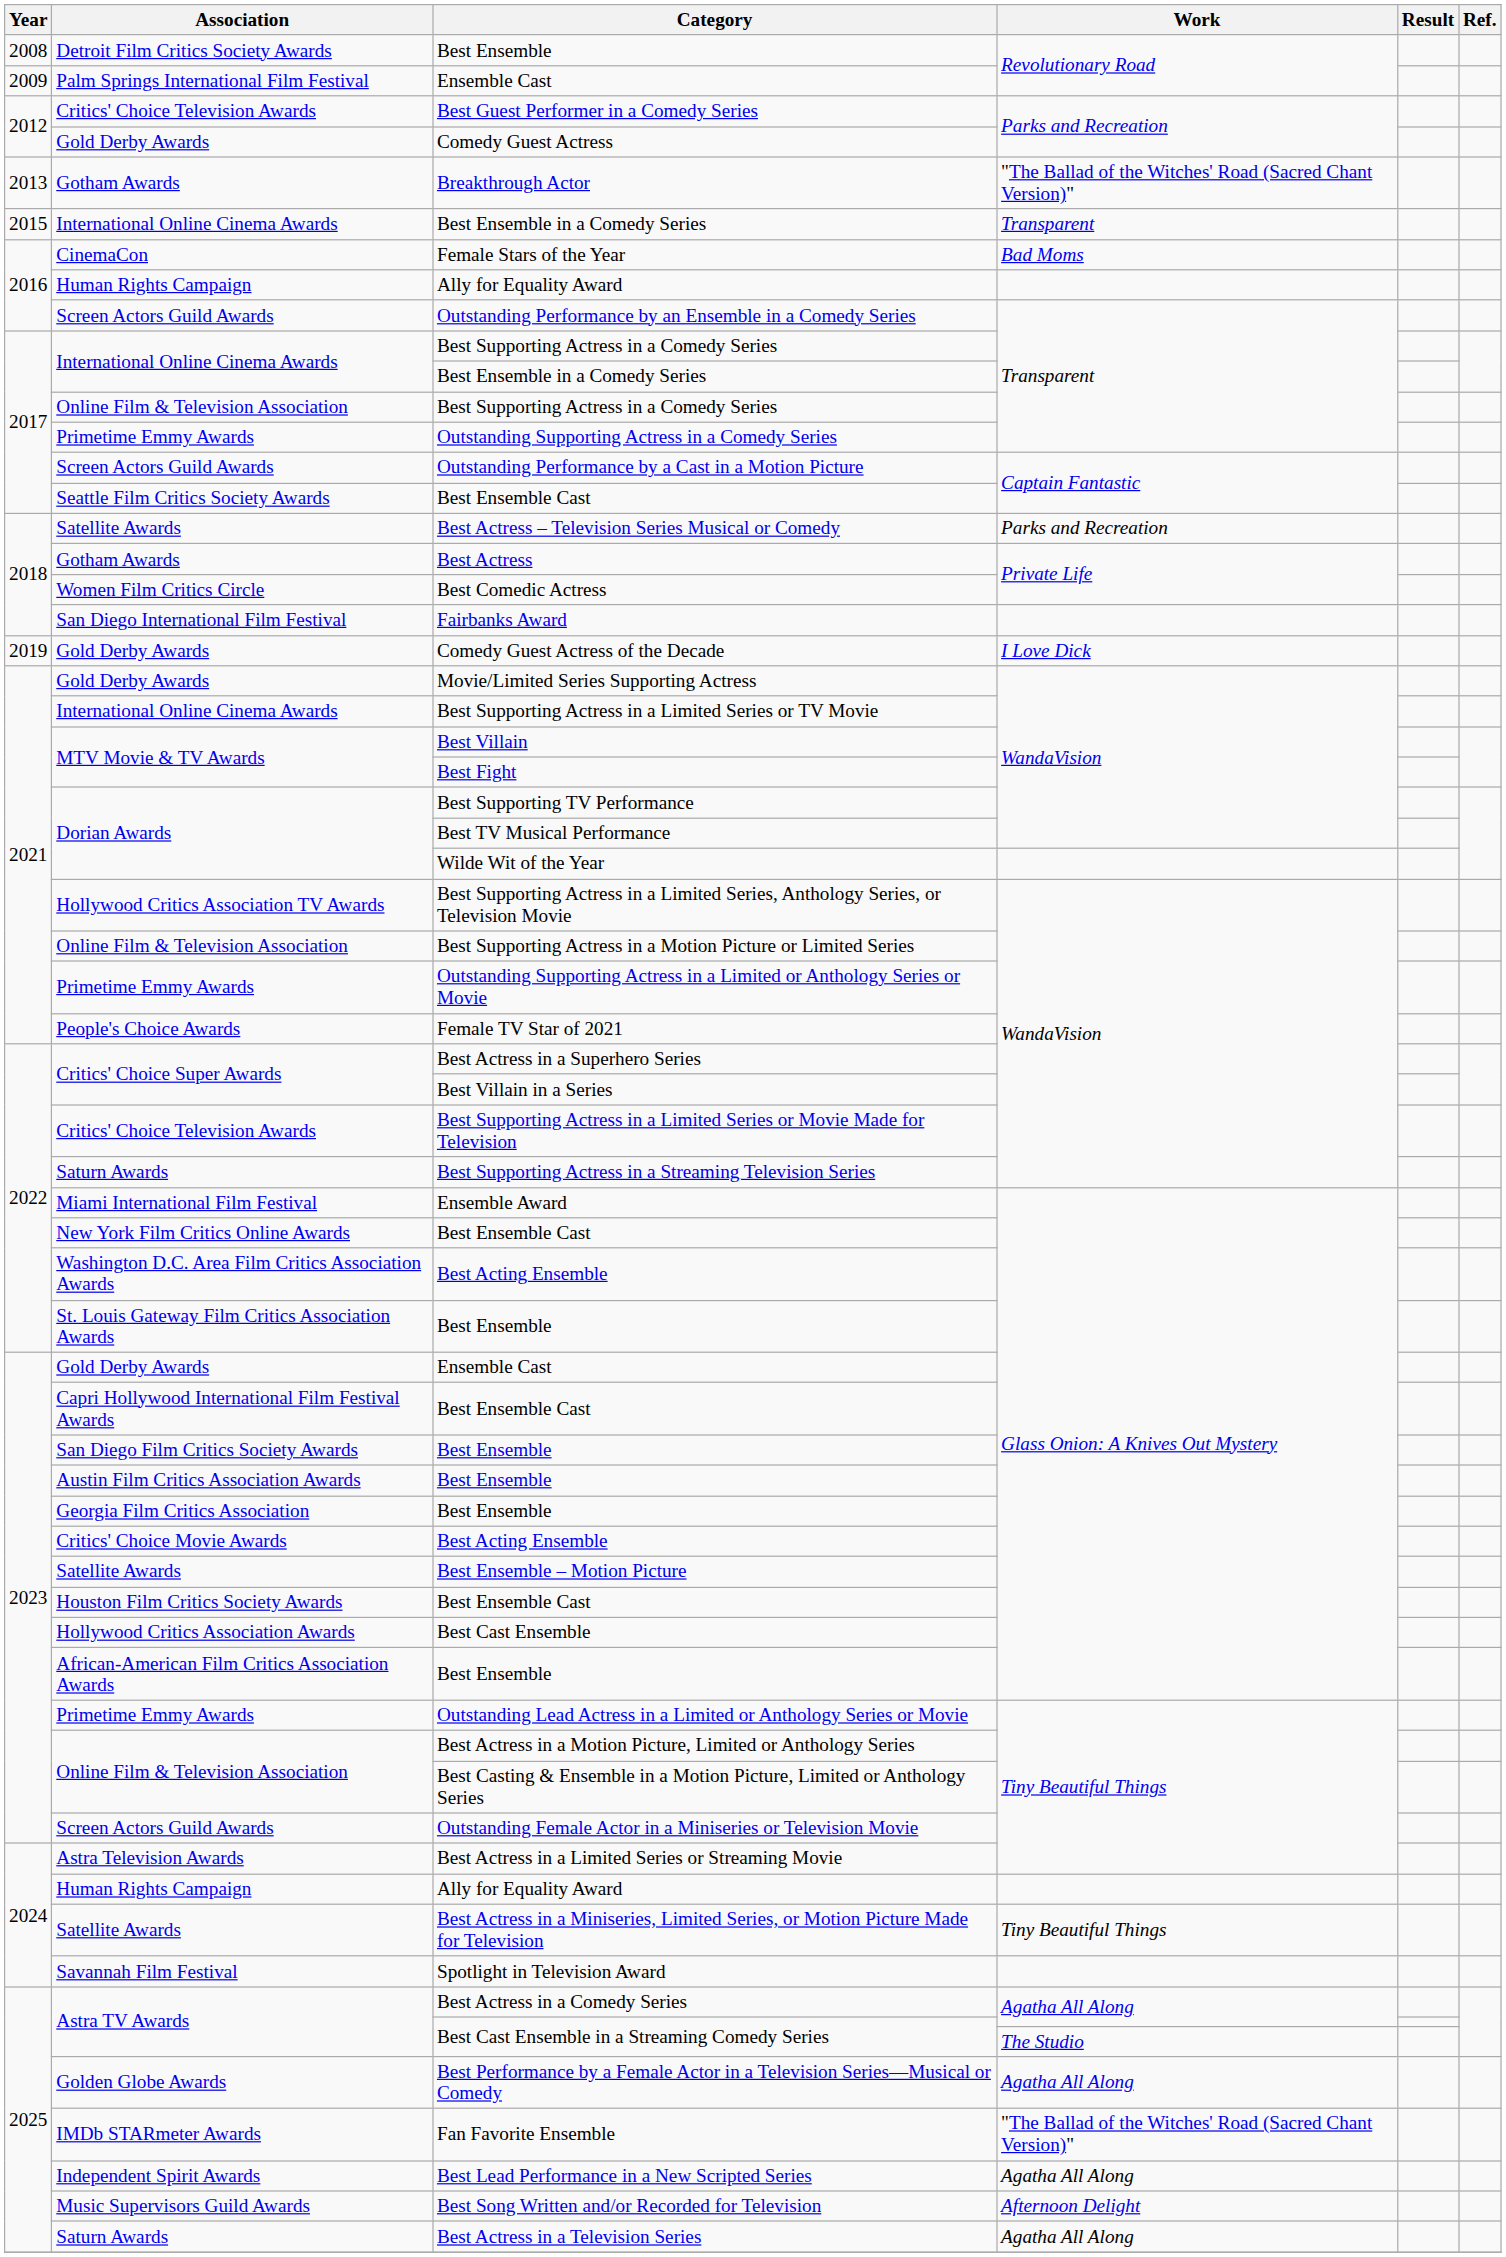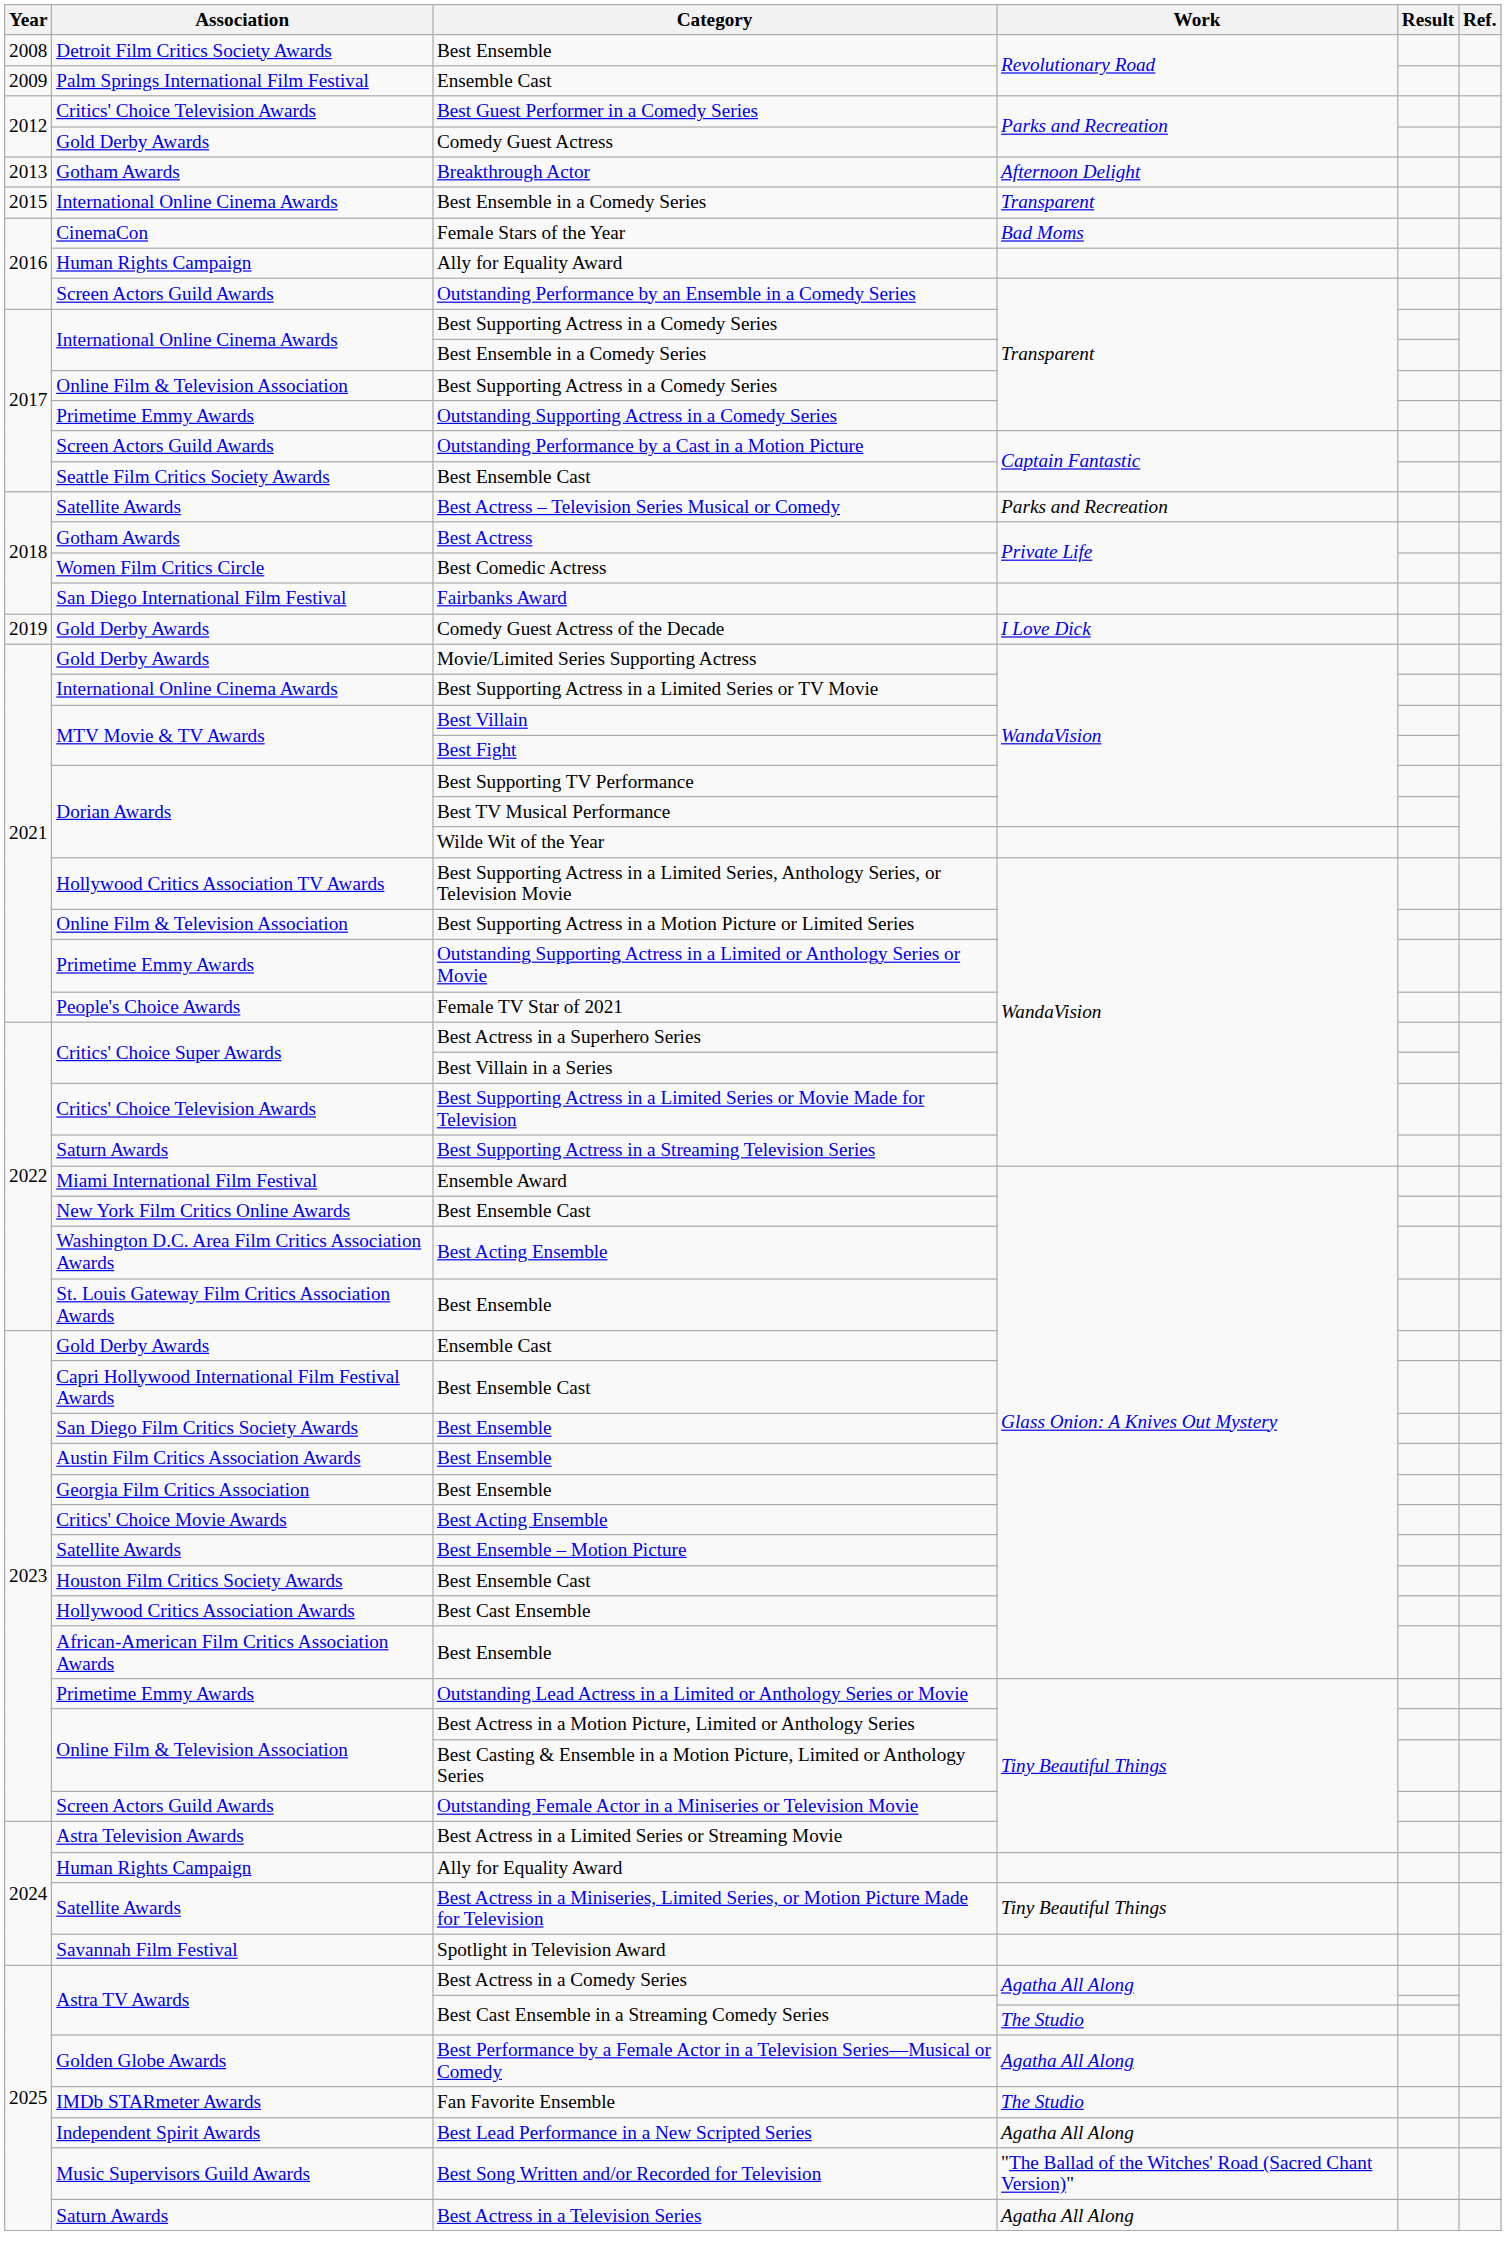(1187, 182) "The Ballad of the Witches' Road (Sacred Chant Version)" -> (1071, 171) Afternoon Delight
(1187, 2134) "The Ballad of the Witches' Road (Sacred Chant Version)" -> (1042, 2102) The Studio
(1071, 2206) Afternoon Delight -> (1187, 2173) "The Ballad of the Witches' Road (Sacred Chant Version)"
